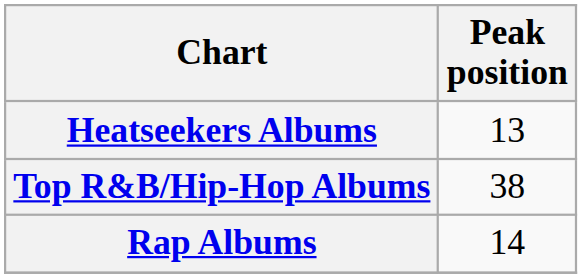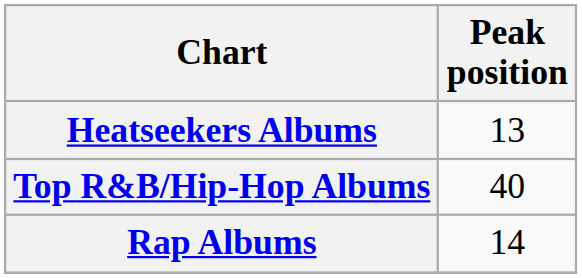(507, 186) 38 -> (507, 186) 40
